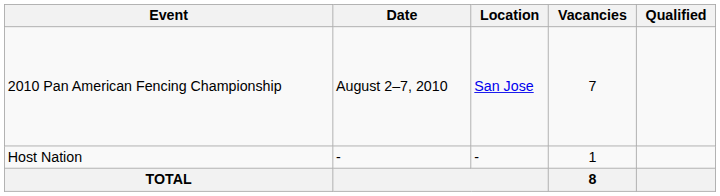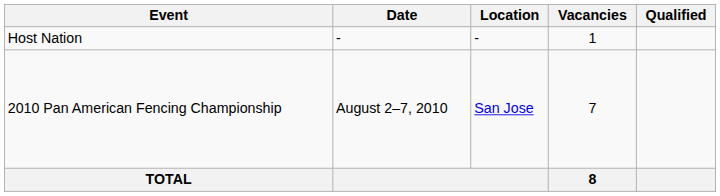rows swapped: (45, 157) <-> (145, 86)
